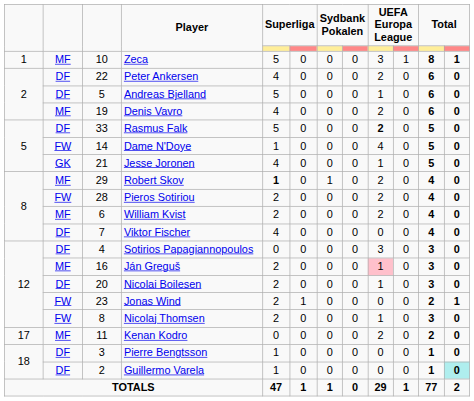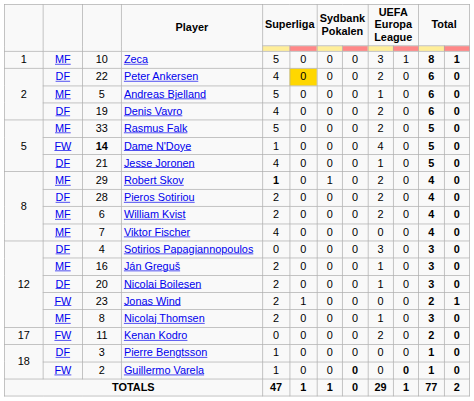(303, 77) no background -> (303, 77) gold background
(63, 94) DF -> (63, 94) MF
(63, 111) MF -> (63, 111) DF
(63, 128) DF -> (63, 128) MF
(381, 128) bold -> (381, 128) normal
(102, 146) normal -> (102, 146) bold
(63, 163) GK -> (63, 163) DF
(63, 197) FW -> (63, 197) DF
(63, 232) DF -> (63, 232) MF
(381, 266) pink background -> (381, 266) no background
(63, 318) FW -> (63, 318) MF
(63, 335) MF -> (63, 335) FW
(63, 370) DF -> (63, 370) FW
(355, 370) normal -> (355, 370) bold
(406, 370) normal -> (406, 370) bold
(457, 370) paleturquoise background -> (457, 370) no background
